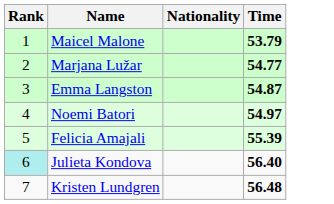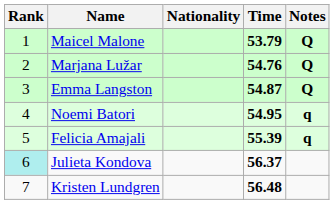+ column: (307, 16)
(265, 65) 54.77 -> (265, 65) 54.76
(265, 114) 54.97 -> (265, 114) 54.95
(265, 162) 56.40 -> (265, 162) 56.37
